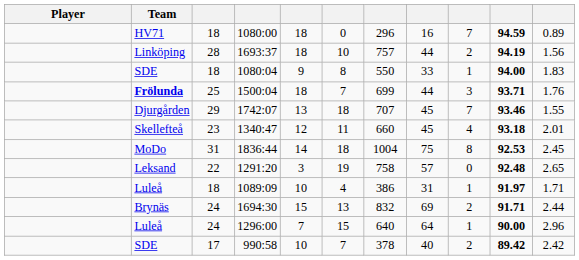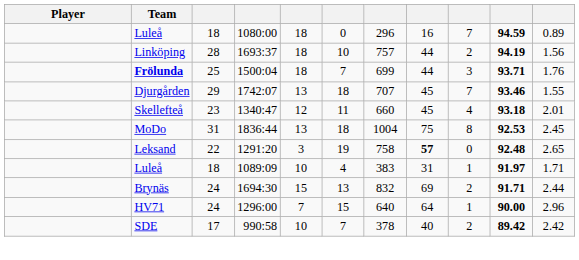(149, 33) HV71 -> (148, 33) Luleå
- row: (257, 71)
(301, 149) 14 -> (301, 129) 13
(427, 168) normal -> (427, 149) bold
(385, 187) 386 -> (385, 168) 383
(148, 226) Luleå -> (149, 206) HV71
